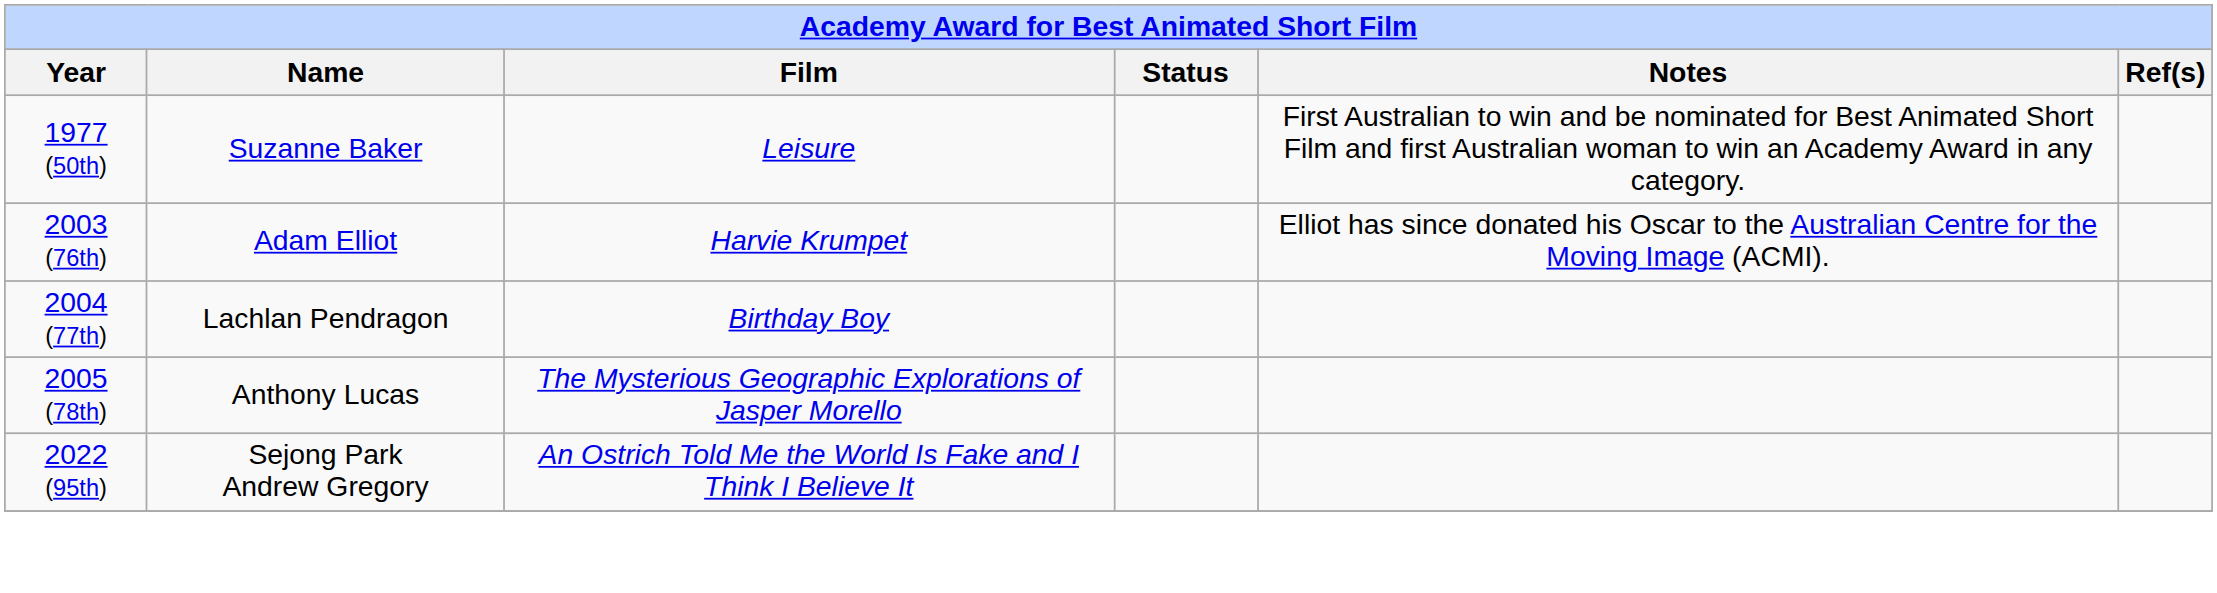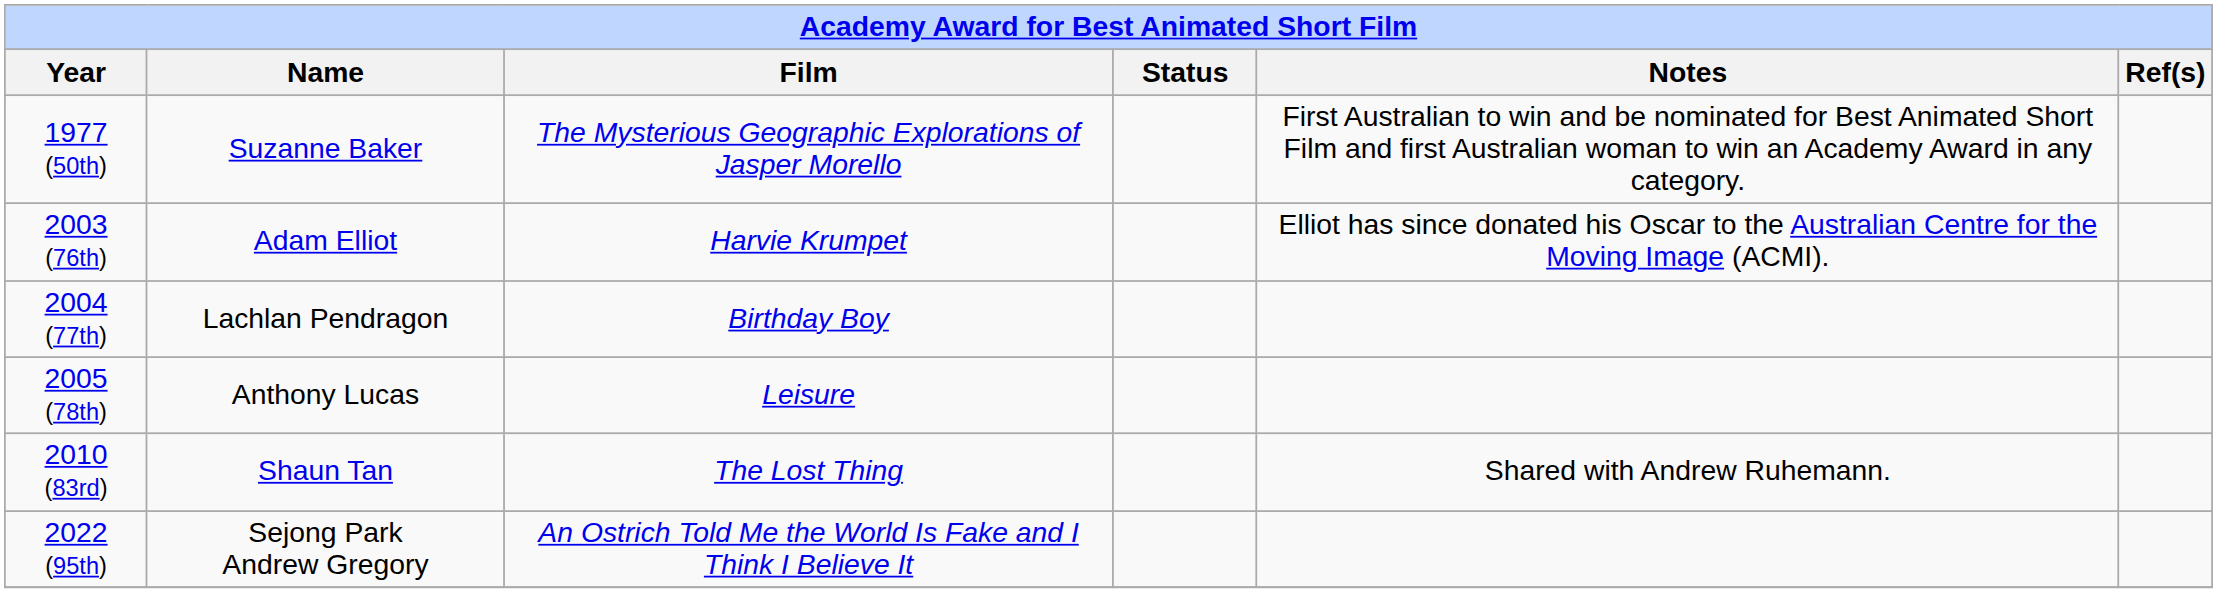(809, 148) Leisure -> (809, 148) The Mysterious Geographic Explorations of Jasper Morello
(809, 394) The Mysterious Geographic Explorations of Jasper Morello -> (809, 394) Leisure
+ row: (76, 471)
